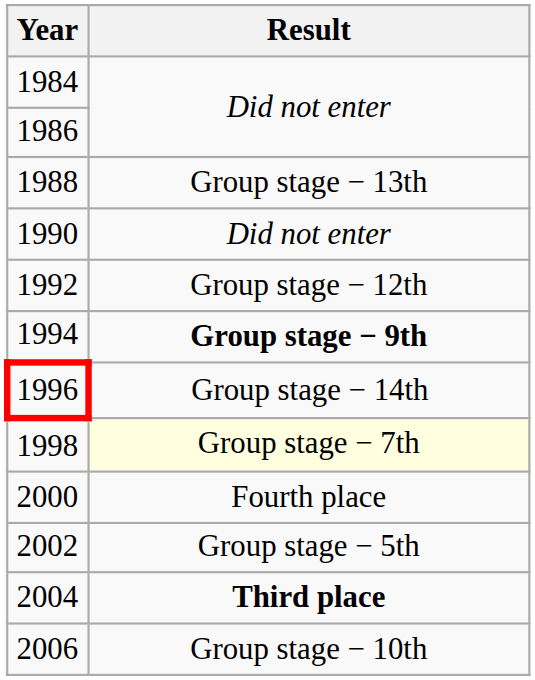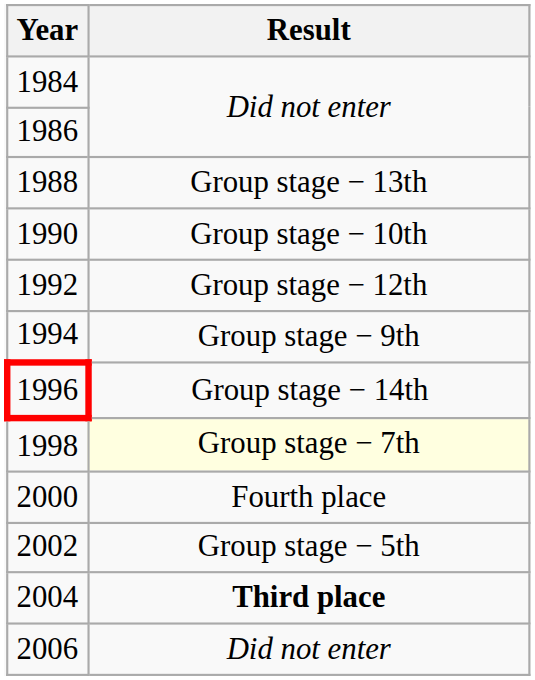(309, 233) Did not enter -> (309, 233) Group stage − 10th
(309, 336) bold -> (309, 336) normal
(309, 648) Group stage − 10th -> (309, 648) Did not enter
